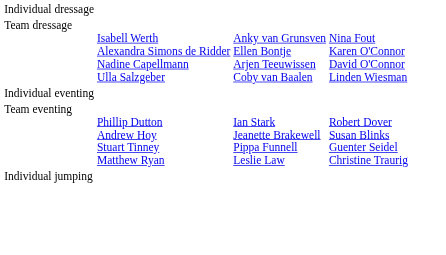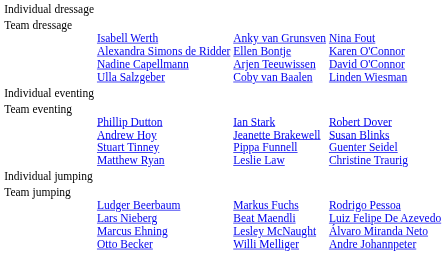+ row: (38, 192)
